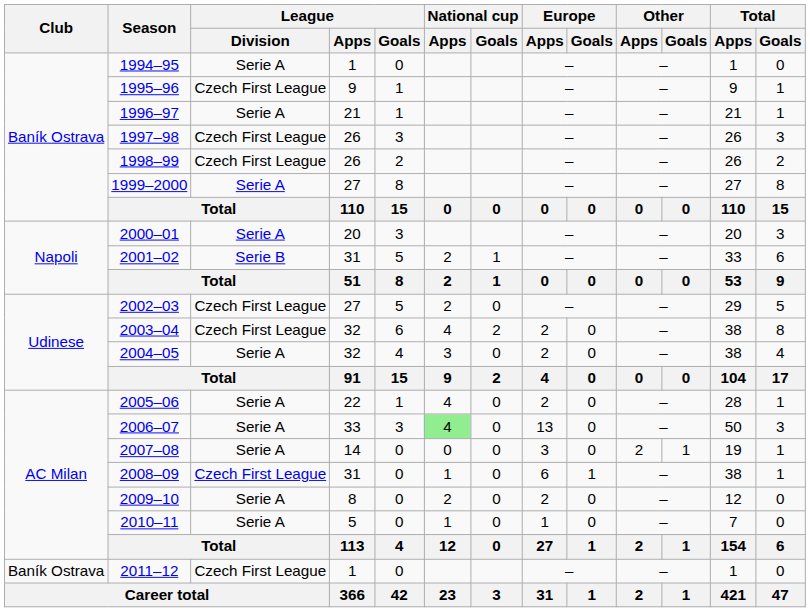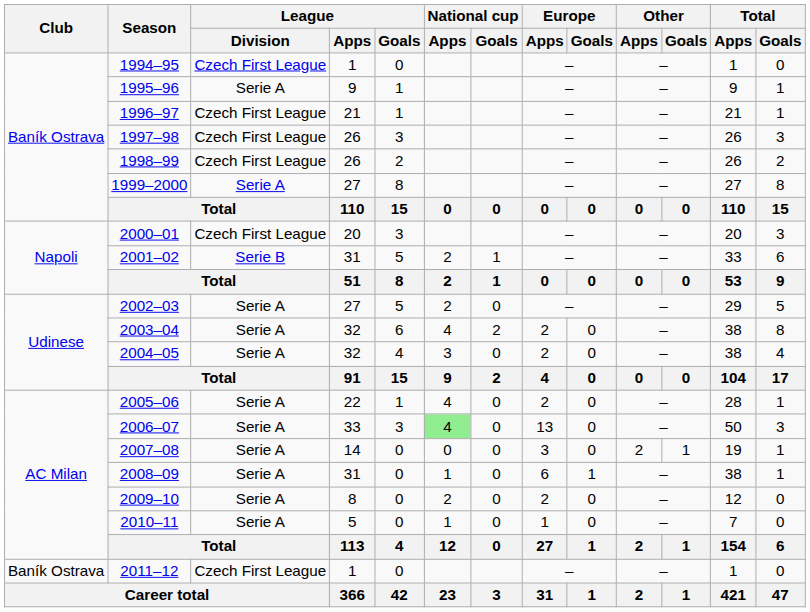(260, 64) Serie A -> (260, 64) Czech First League
(260, 88) Czech First League -> (260, 88) Serie A
(260, 112) Serie A -> (260, 112) Czech First League
(260, 233) Serie A -> (260, 233) Czech First League
(260, 305) Czech First League -> (260, 305) Serie A
(260, 329) Czech First League -> (260, 329) Serie A
(260, 474) Czech First League -> (260, 474) Serie A
